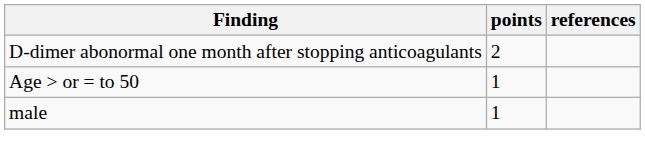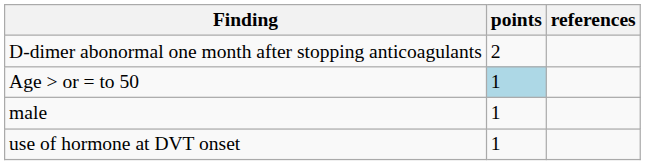(496, 81) no background -> (496, 81) lightblue background
+ row: (125, 143)
